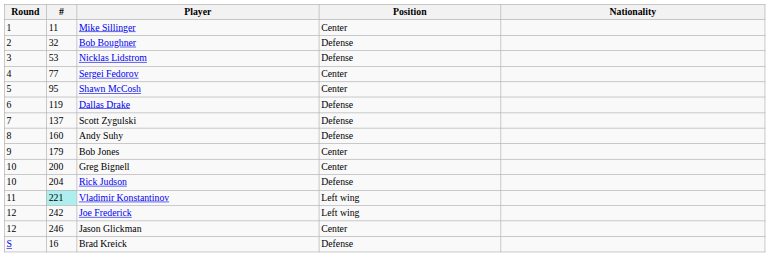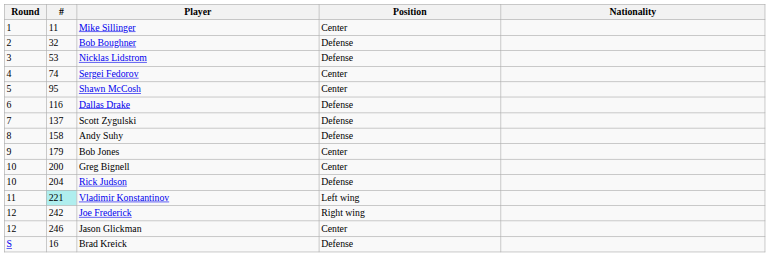(54, 74) 77 -> (54, 74) 74
(56, 105) 119 -> (56, 105) 116
(56, 136) 160 -> (56, 136) 158
(340, 213) Left wing -> (343, 213) Right wing
